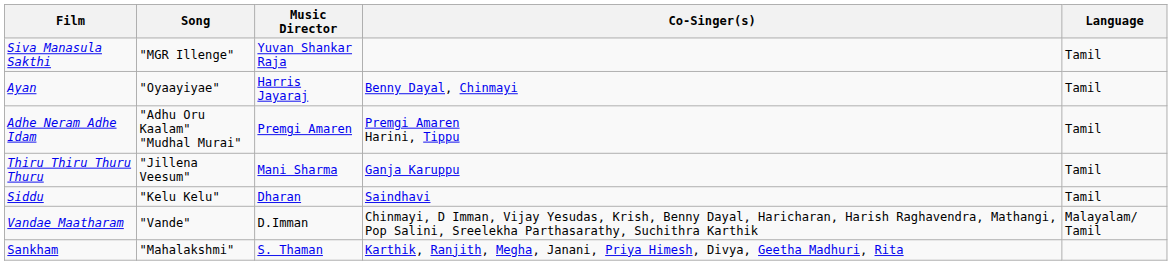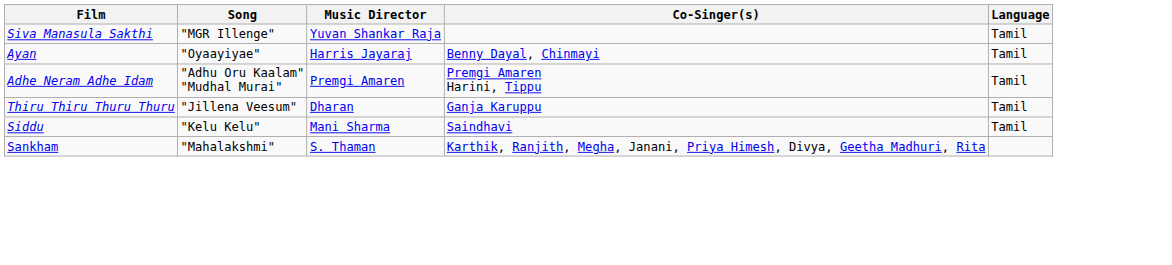(297, 170) Mani Sharma -> (332, 107) Dharan
(279, 197) Dharan -> (350, 127) Mani Sharma
- row: (66, 223)
